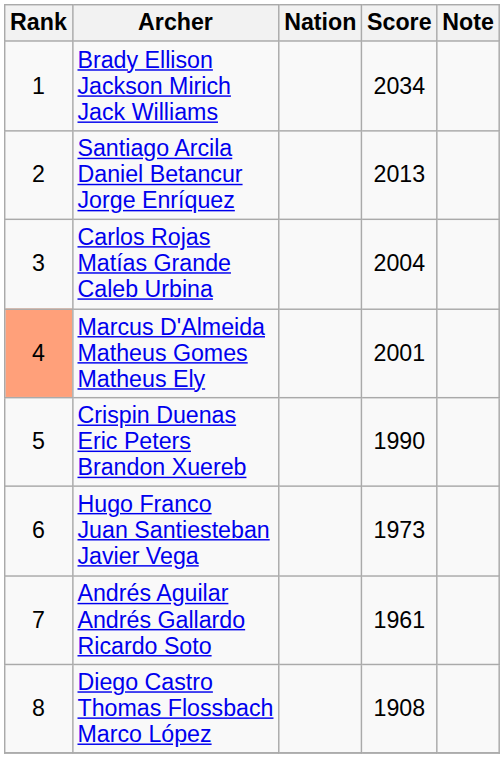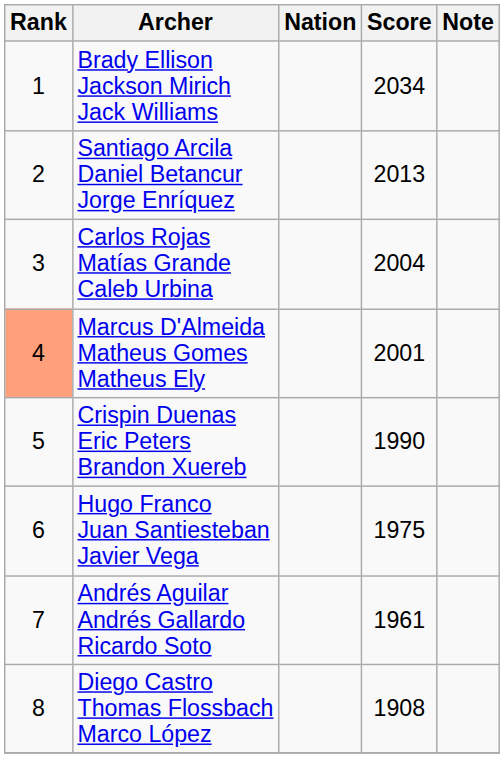(399, 530) 1973 -> (399, 530) 1975
